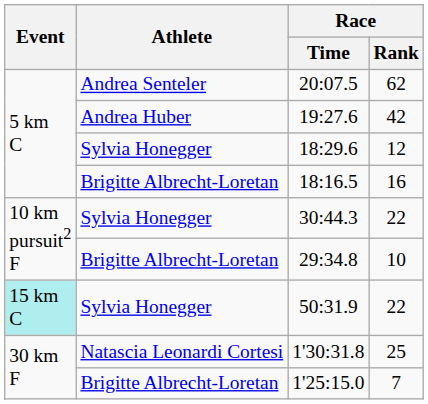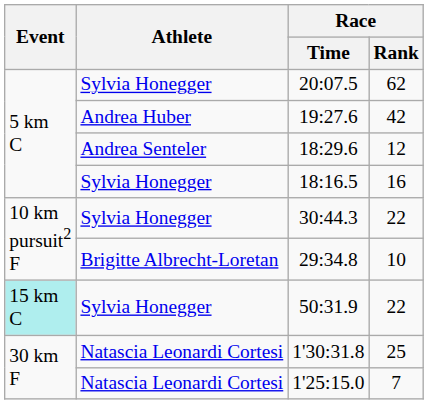(143, 85) Andrea Senteler -> (146, 85) Sylvia Honegger
(146, 149) Sylvia Honegger -> (143, 149) Andrea Senteler
(179, 181) Brigitte Albrecht-Loretan -> (146, 181) Sylvia Honegger
(179, 383) Brigitte Albrecht-Loretan -> (182, 383) Natascia Leonardi Cortesi
